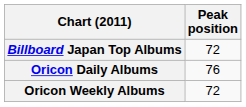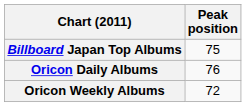(213, 49) 72 -> (213, 49) 75
